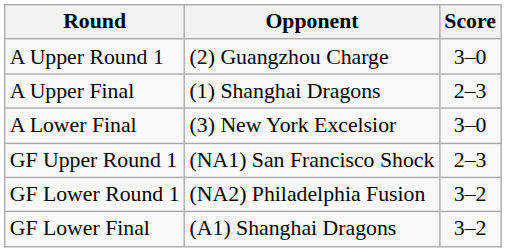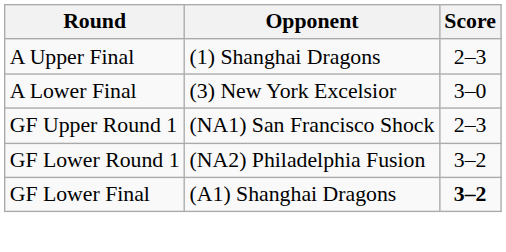- row: (87, 56)
(470, 228) normal -> (470, 194) bold
